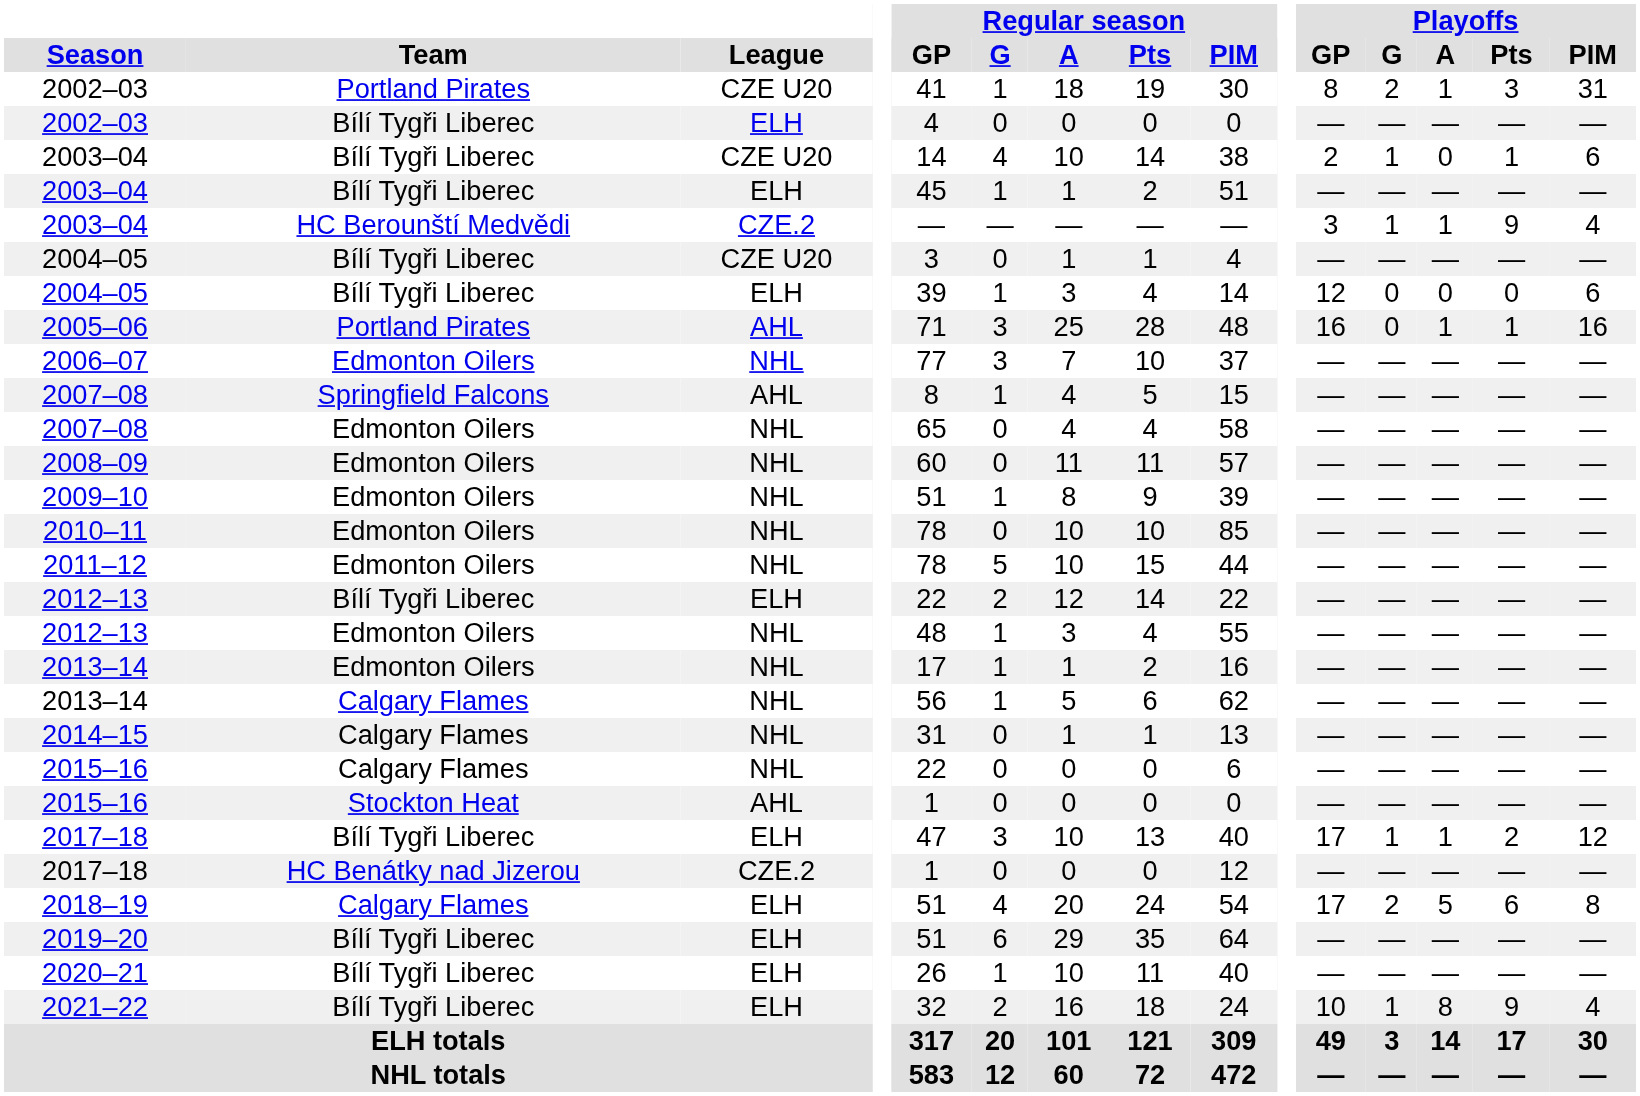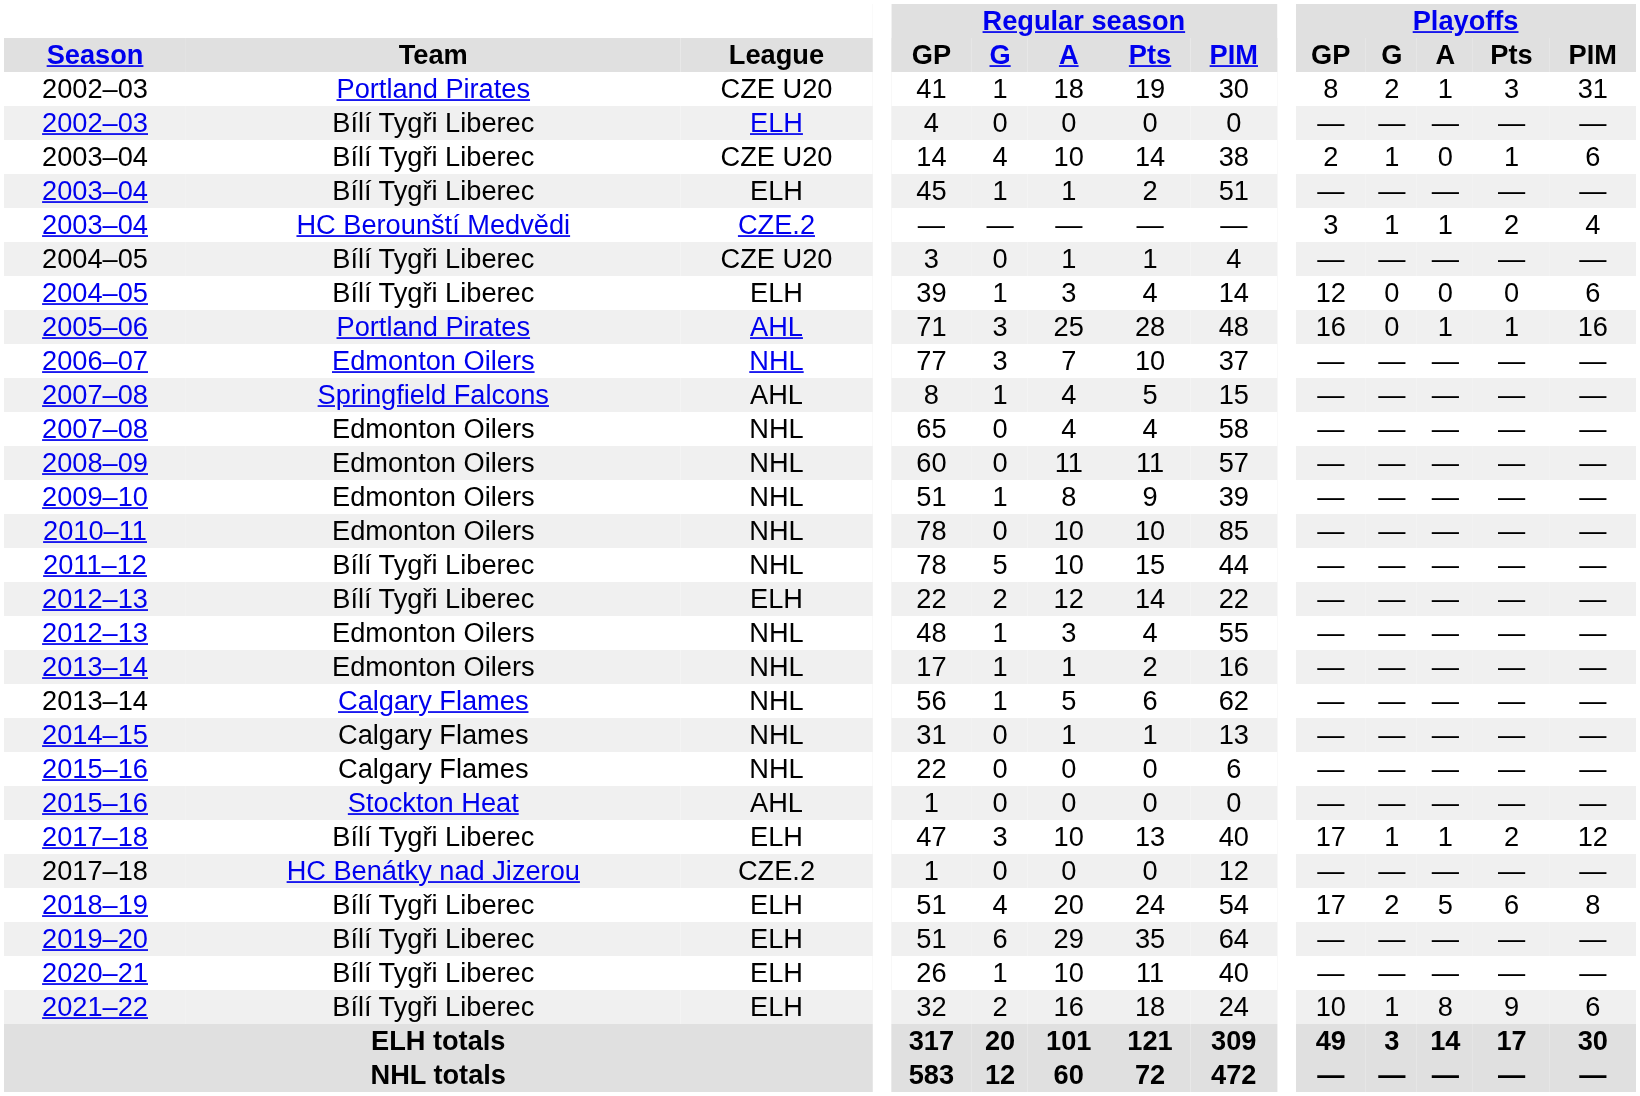(1512, 224) 9 -> (1512, 224) 2
(433, 564) Edmonton Oilers -> (433, 564) Bílí Tygři Liberec
(433, 904) Calgary Flames -> (433, 904) Bílí Tygři Liberec
(1593, 1006) 4 -> (1593, 1006) 6
